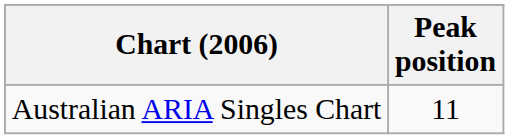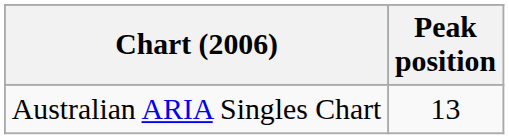(445, 108) 11 -> (445, 108) 13
